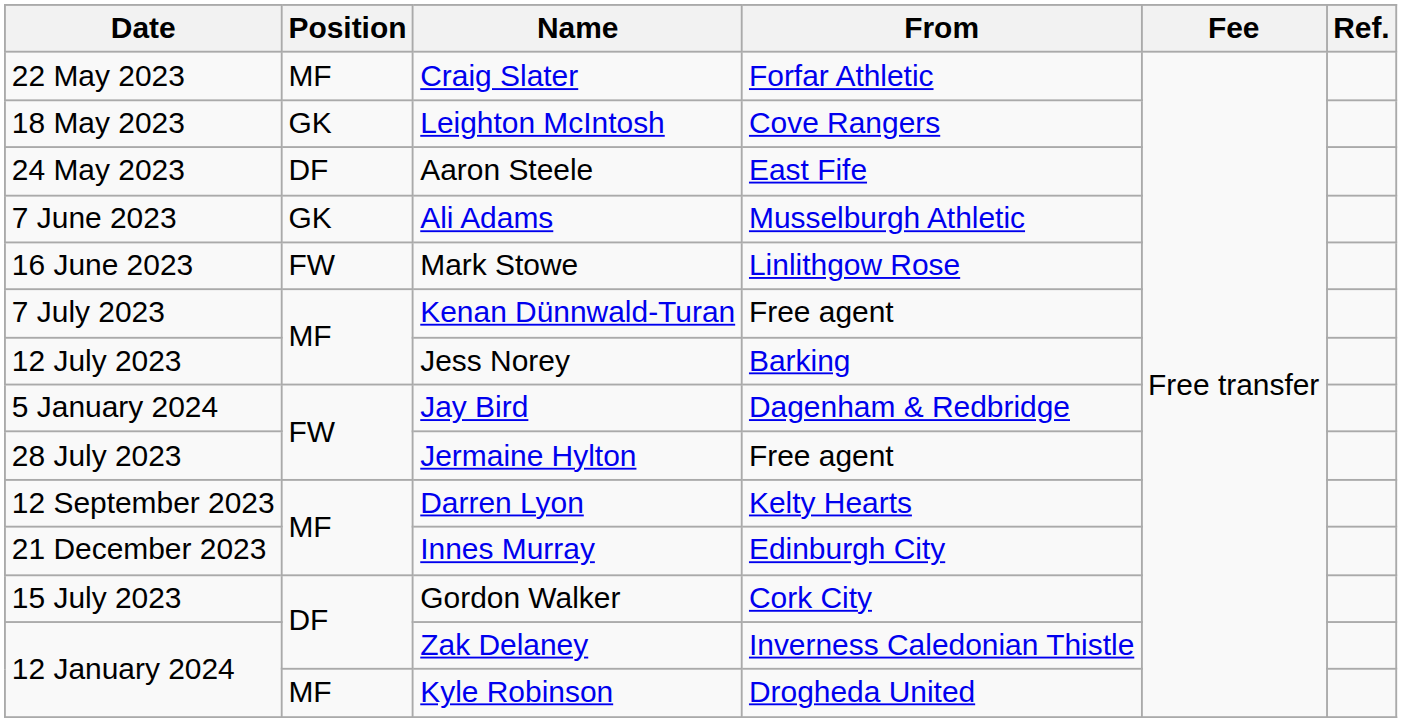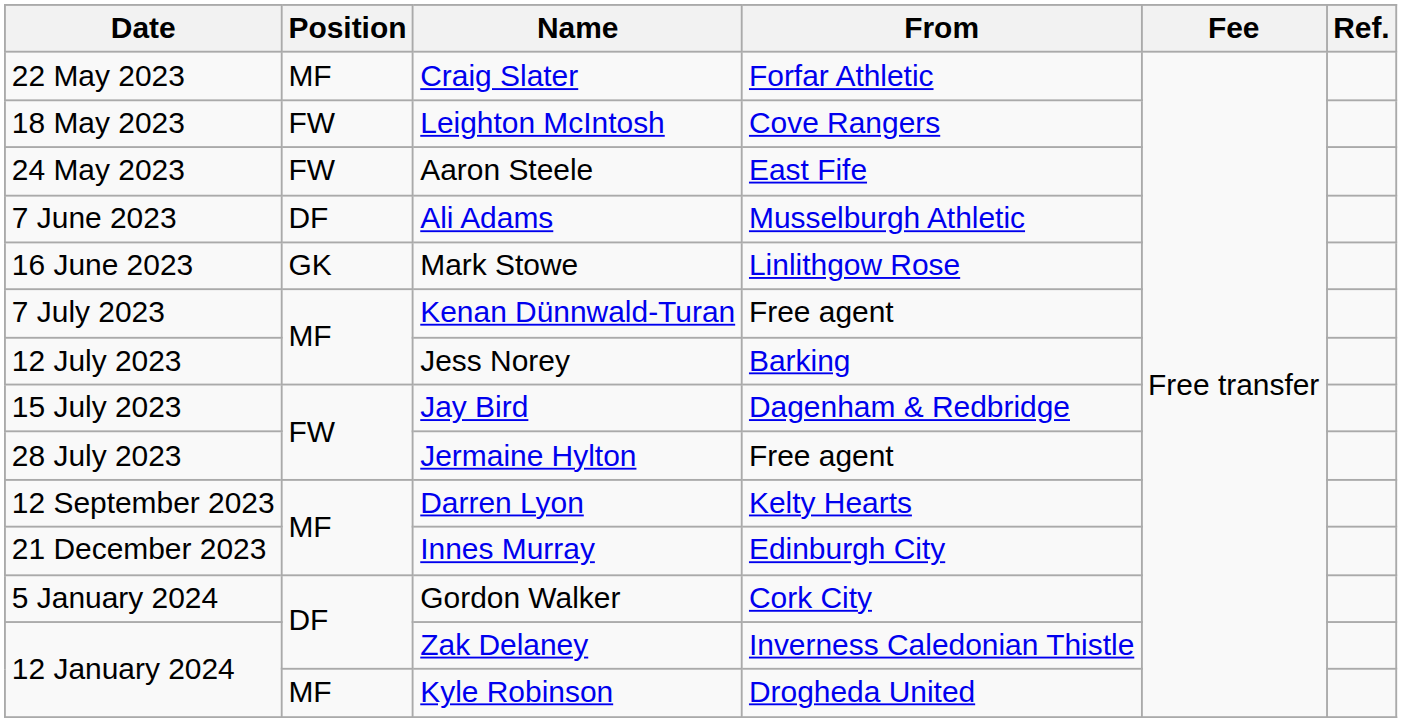(310, 123) GK -> (312, 123) FW
(308, 170) DF -> (312, 170) FW
(310, 218) GK -> (308, 218) DF
(312, 265) FW -> (310, 265) GK
(115, 407) 5 January 2024 -> (97, 407) 15 July 2023
(97, 597) 15 July 2023 -> (115, 597) 5 January 2024
